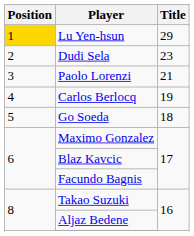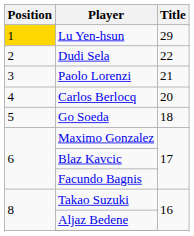(167, 55) 23 -> (167, 55) 22
(167, 96) 19 -> (167, 96) 20
